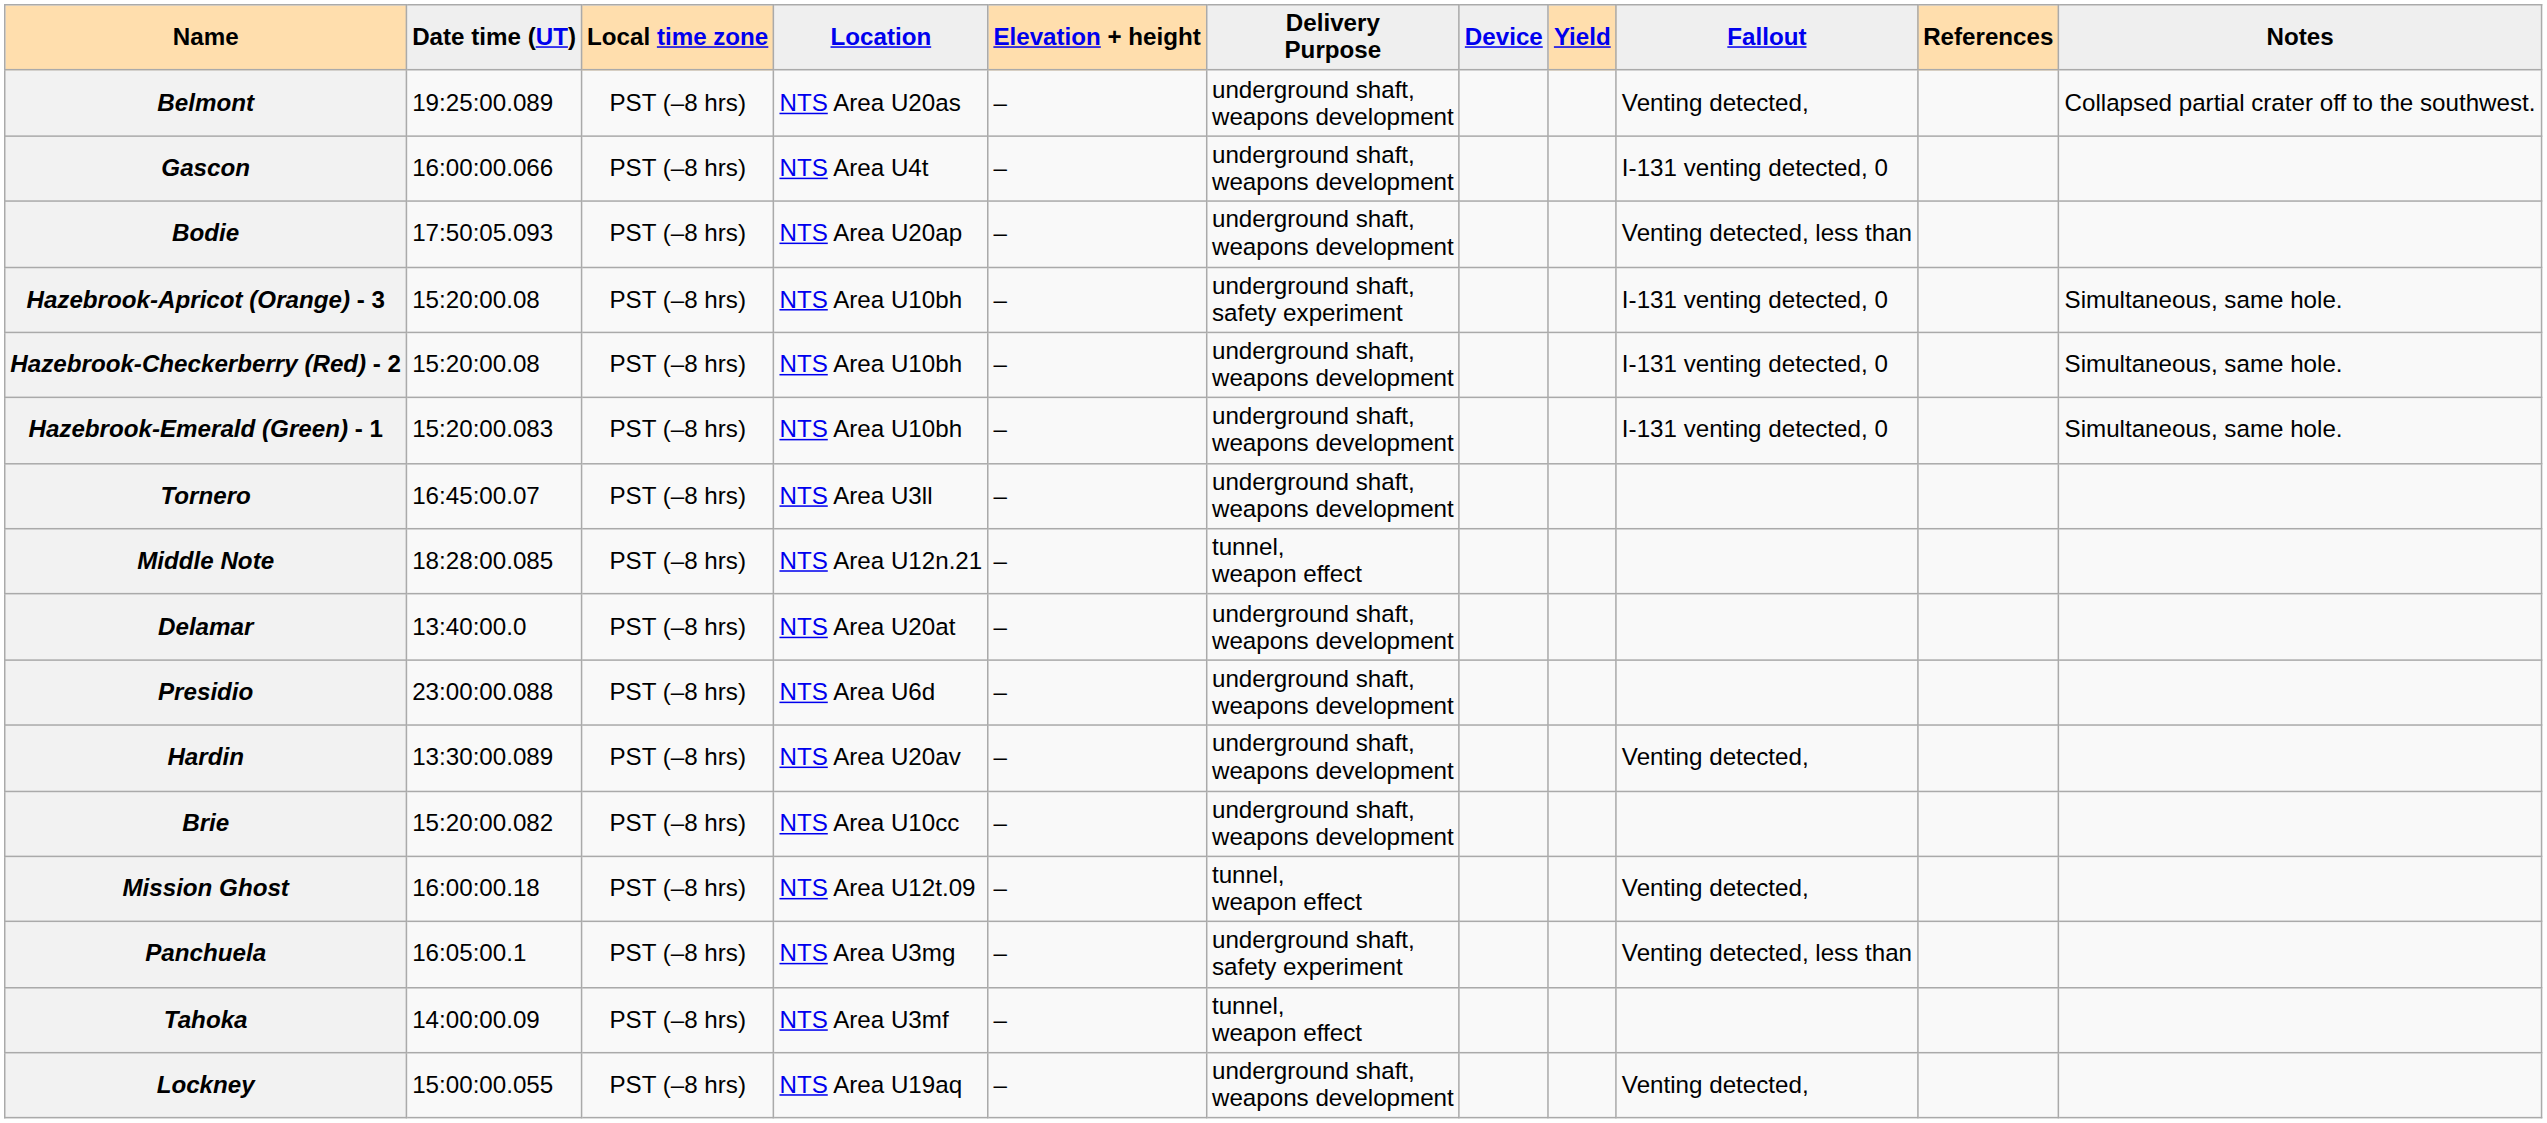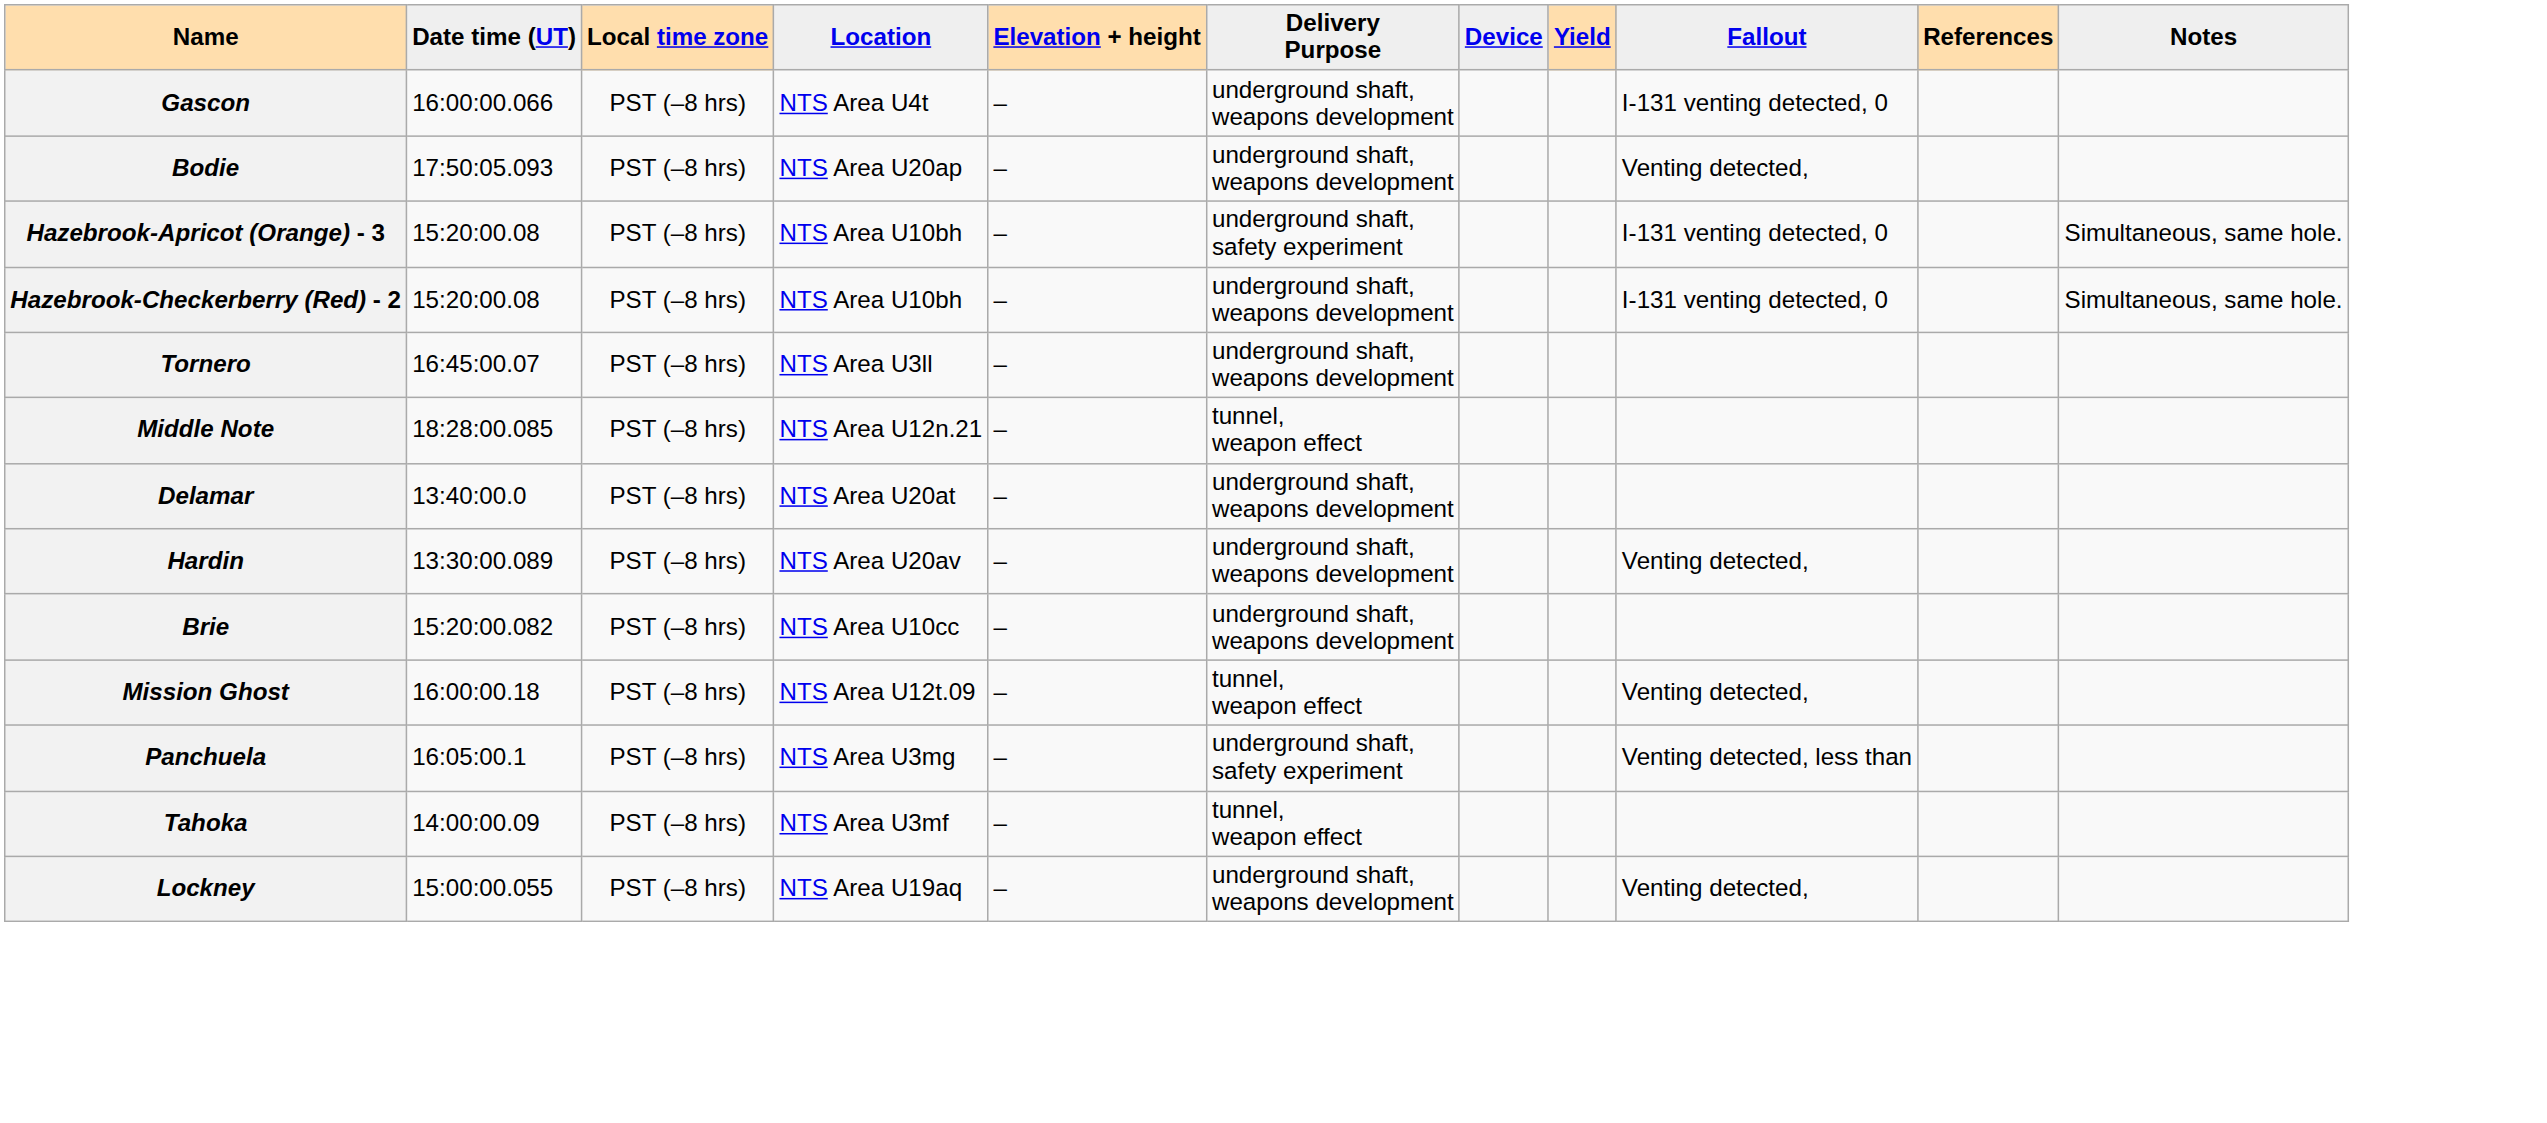- row: (206, 102)
(1767, 233) Venting detected, less than -> (1715, 168) Venting detected,
- row: (206, 430)
- row: (206, 692)
